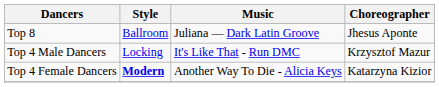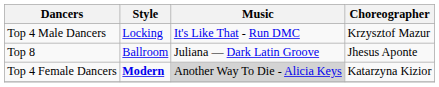rows swapped: (21, 33) <-> (57, 52)
(258, 71) no background -> (258, 71) lightgrey background
